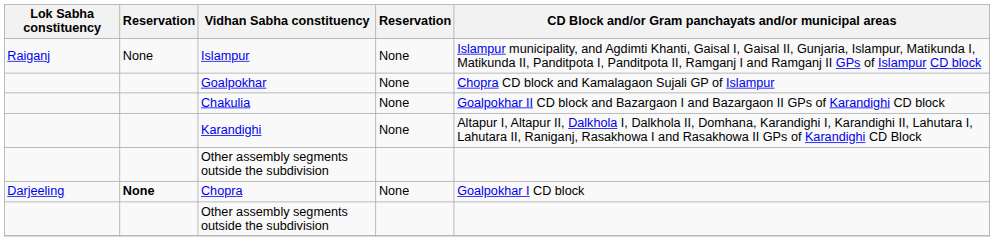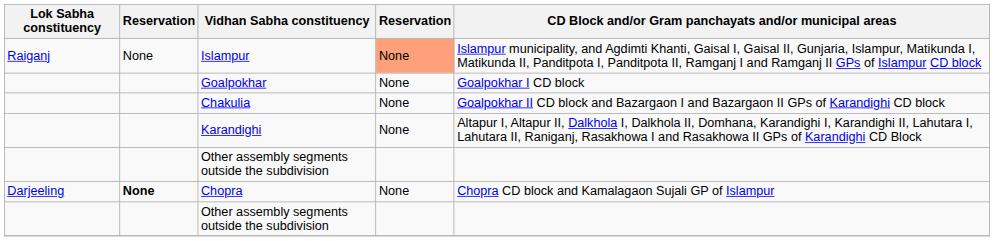(394, 55) no background -> (394, 55) lightsalmon background
(616, 83) Chopra CD block and Kamalagaon Sujali GP of Islampur -> (521, 83) Goalpokhar I CD block
(521, 191) Goalpokhar I CD block -> (616, 191) Chopra CD block and Kamalagaon Sujali GP of Islampur
